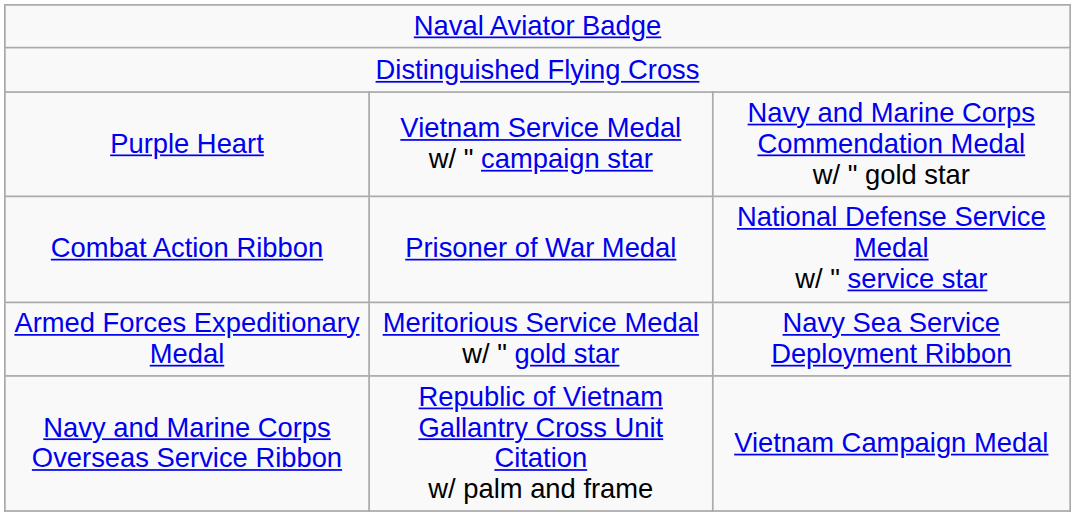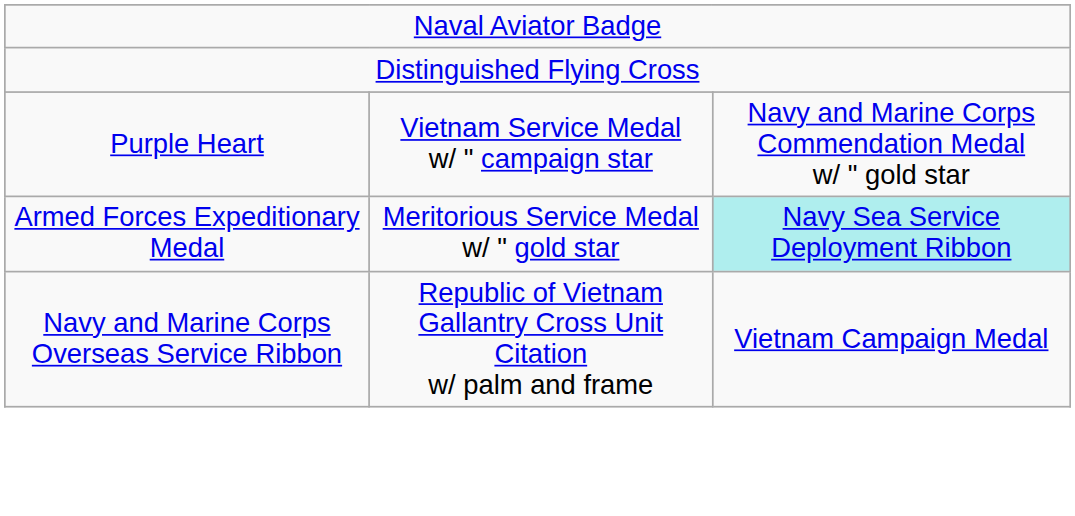- row: (187, 248)
(891, 338) no background -> (891, 233) paleturquoise background
